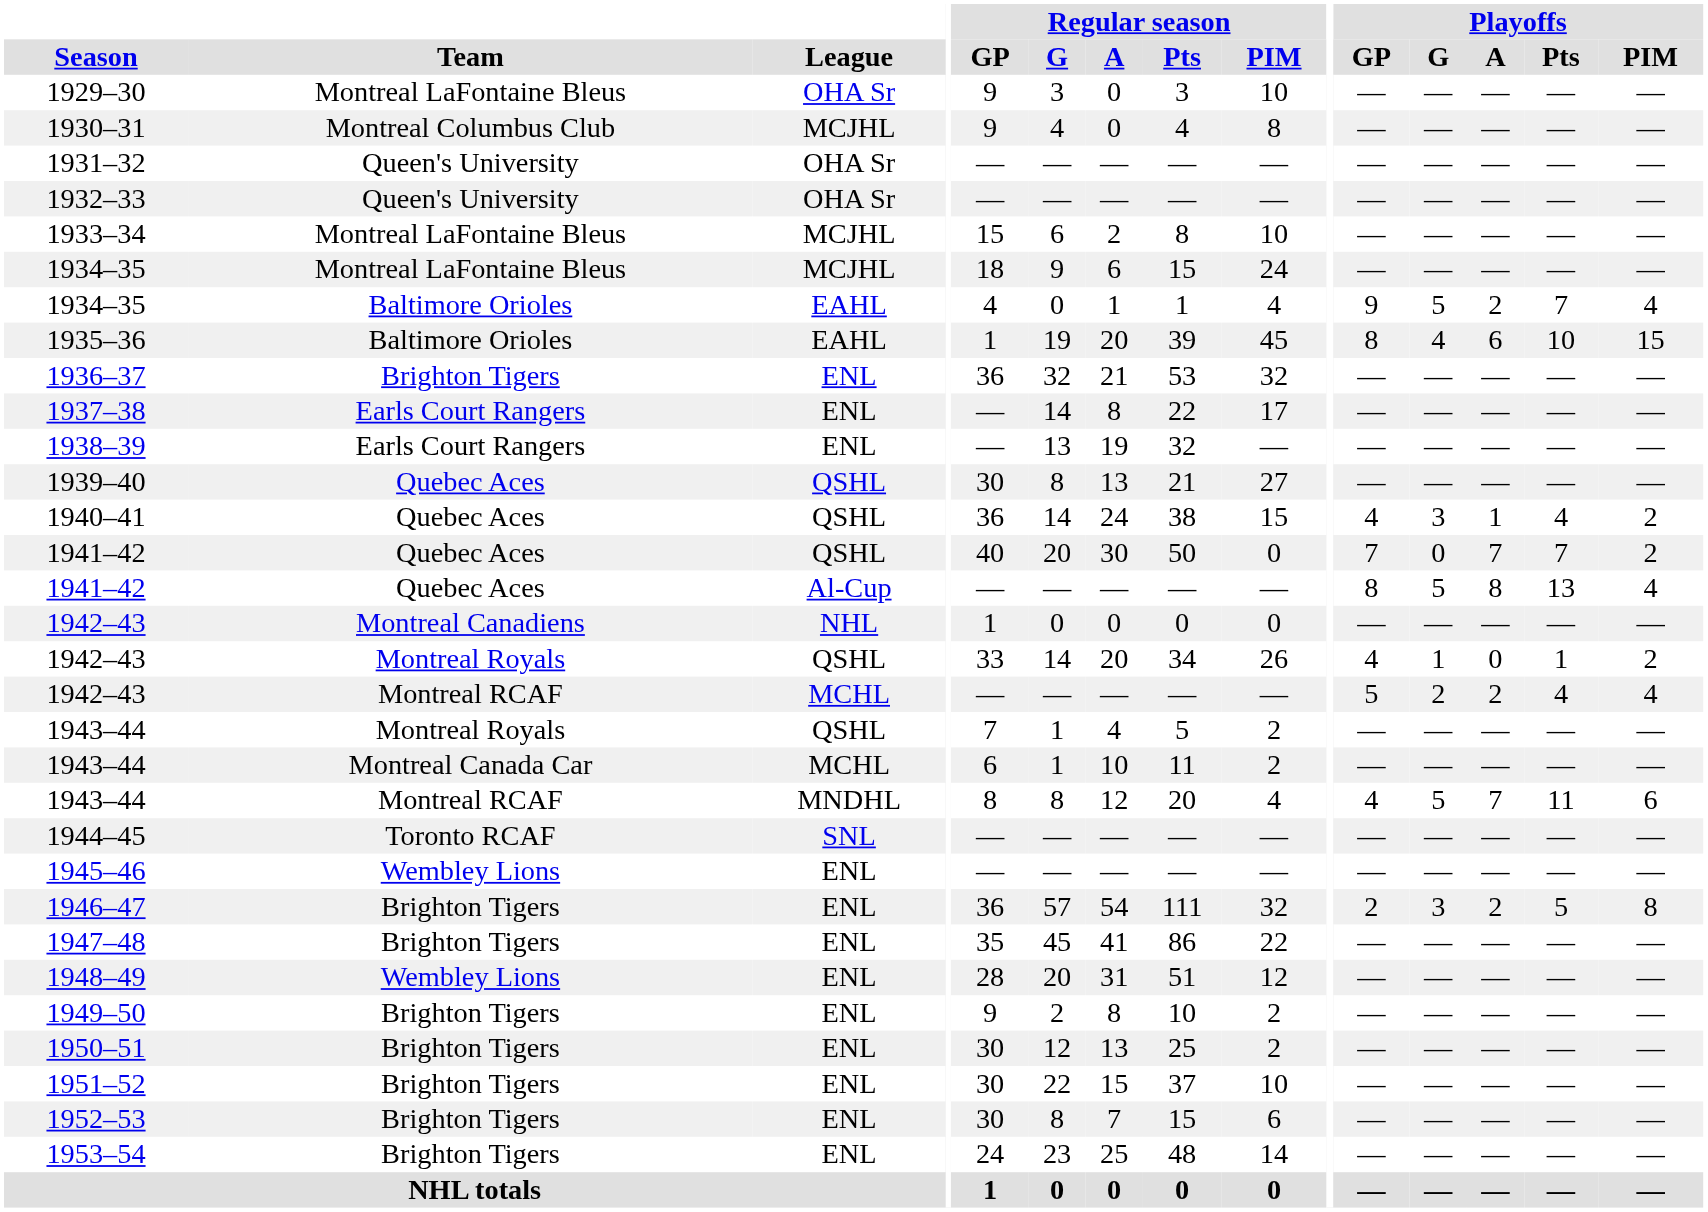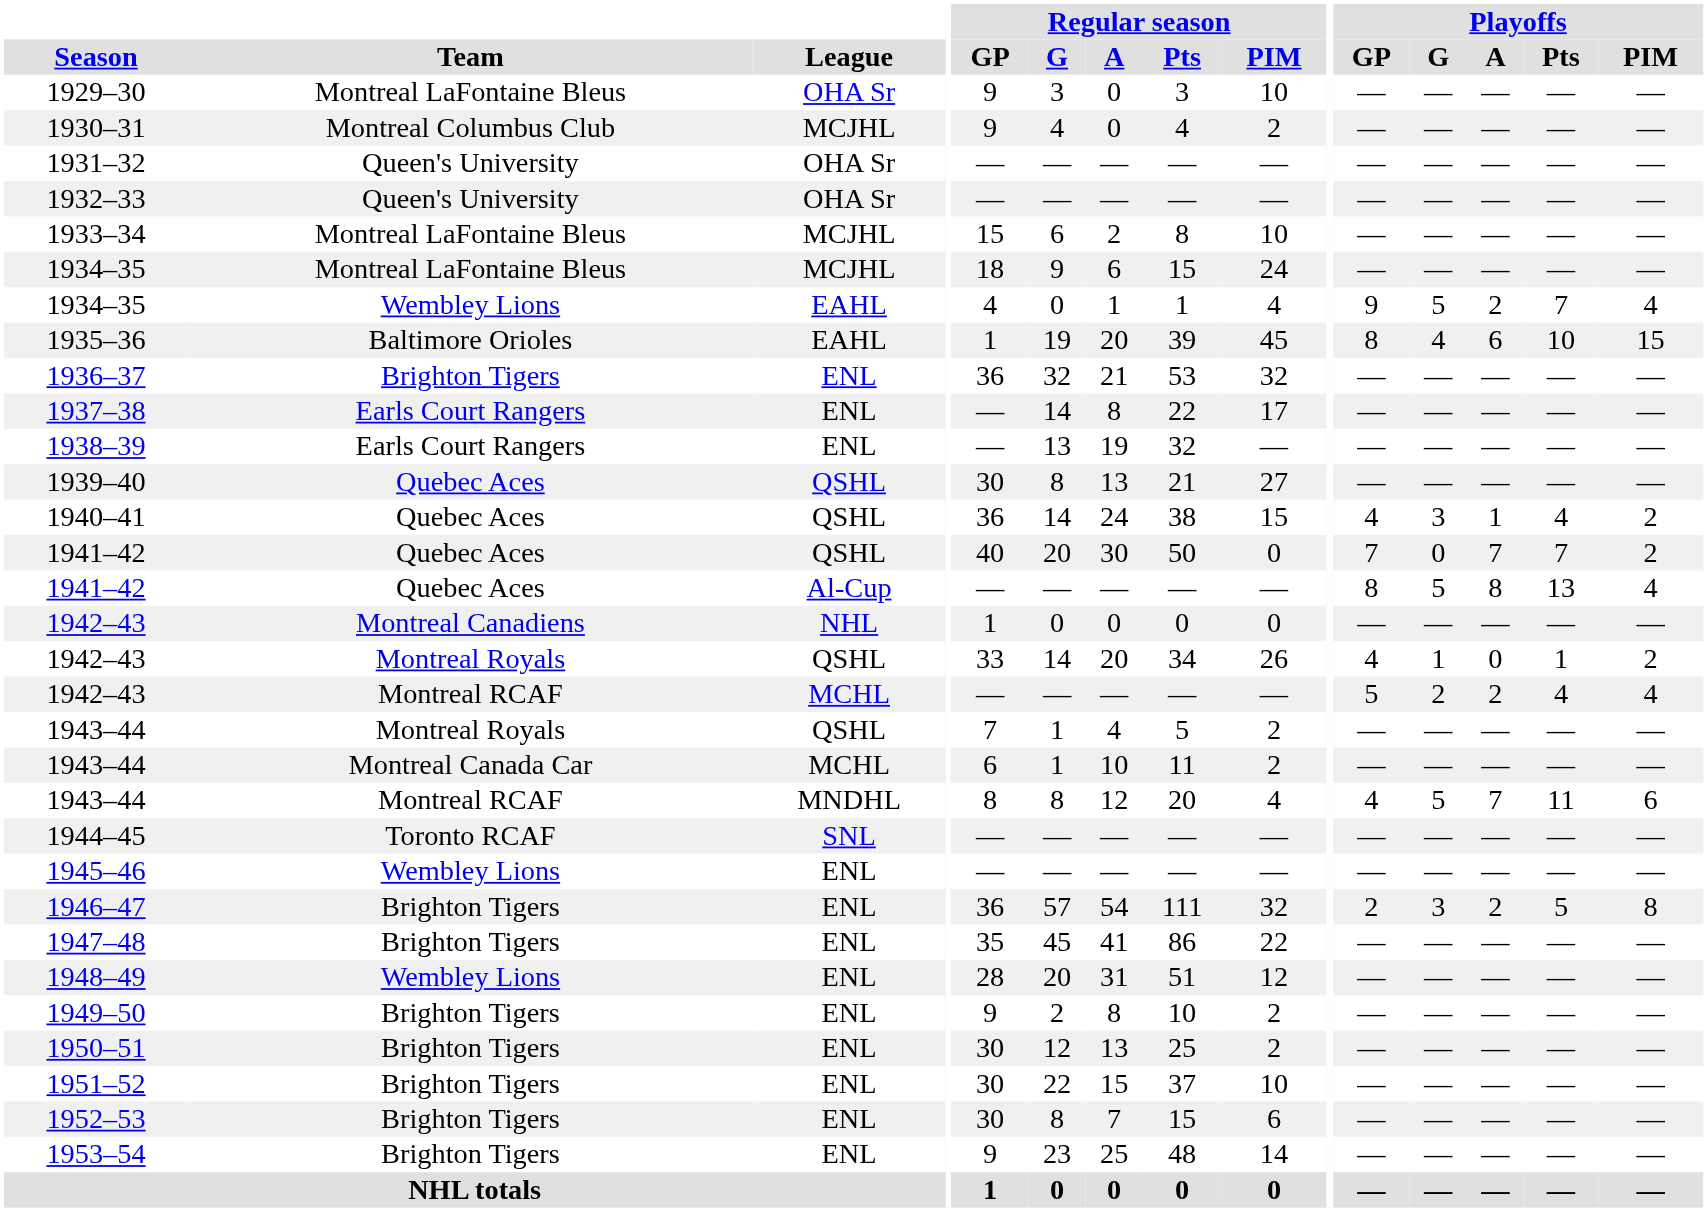(1274, 127) 8 -> (1274, 127) 2
(470, 304) Baltimore Orioles -> (470, 304) Wembley Lions
(990, 1154) 24 -> (990, 1154) 9
